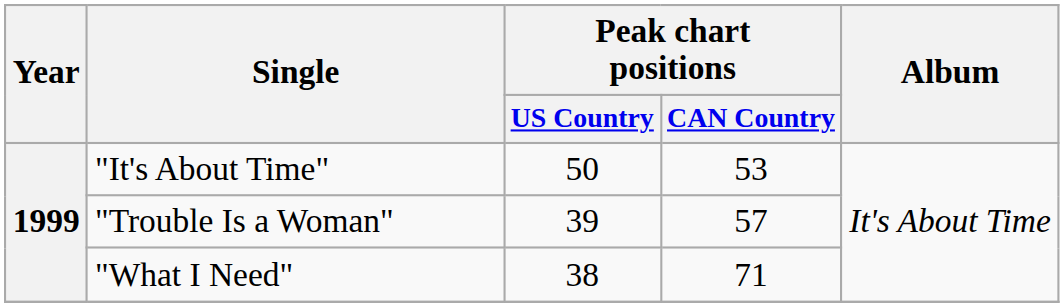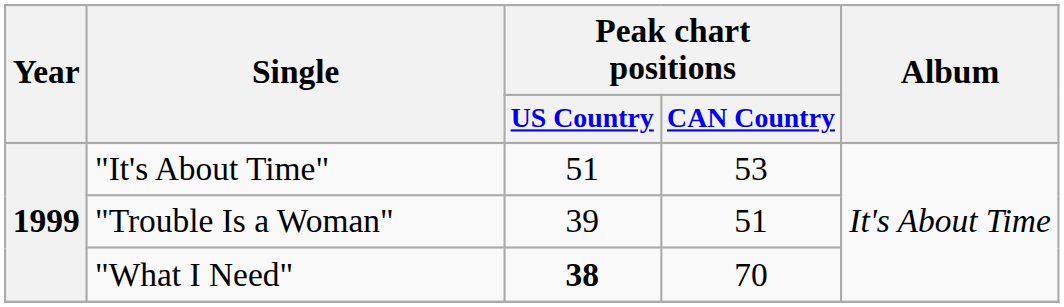(582, 168) 50 -> (582, 168) 51
(751, 221) 57 -> (751, 221) 51
(582, 274) normal -> (582, 274) bold
(751, 274) 71 -> (751, 274) 70
